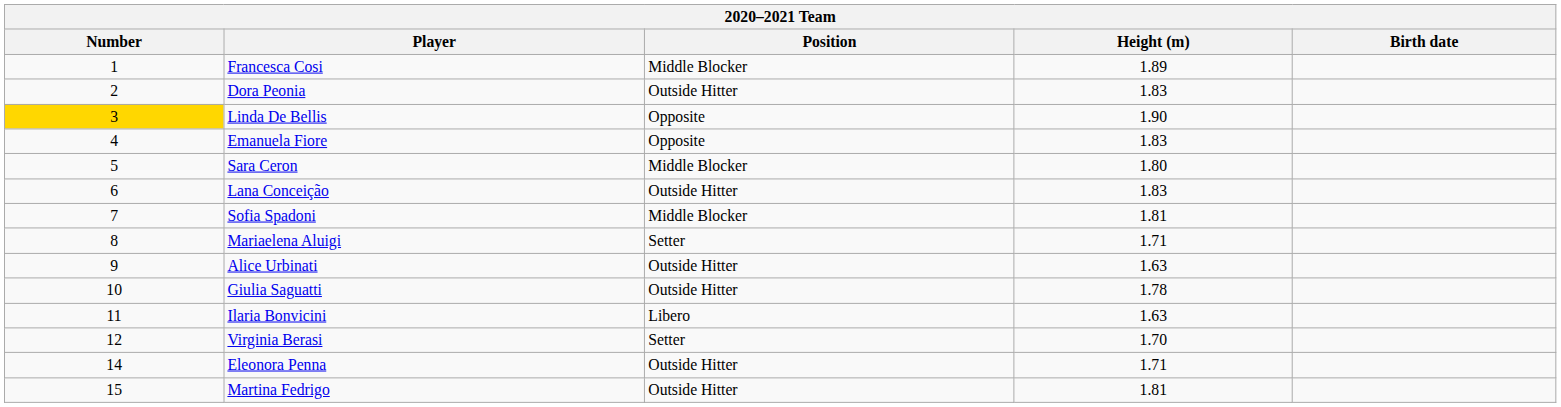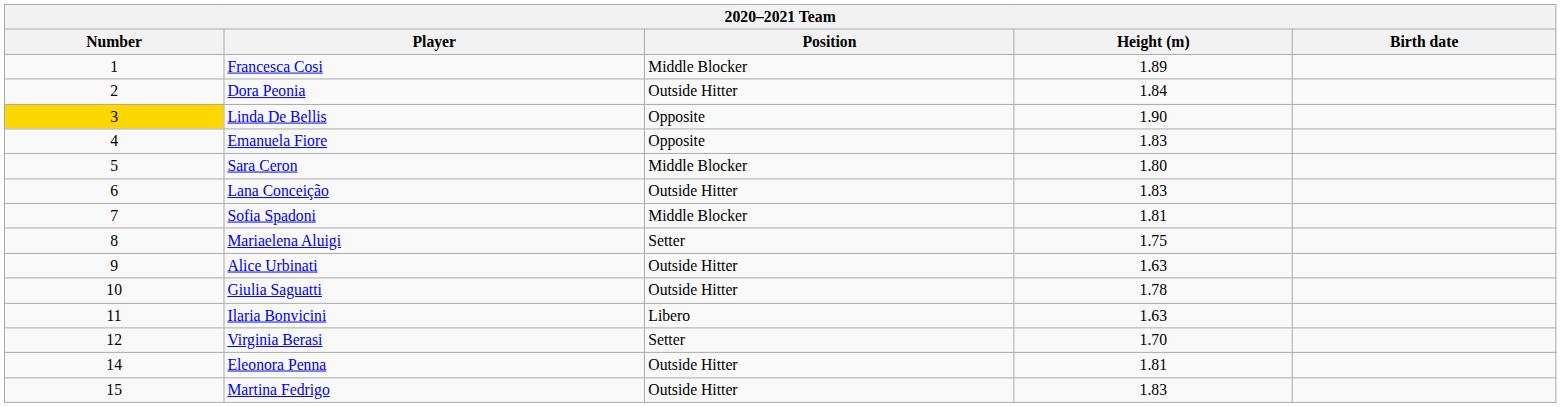(1153, 91) 1.83 -> (1153, 91) 1.84
(1153, 240) 1.71 -> (1153, 240) 1.75
(1153, 365) 1.71 -> (1153, 365) 1.81
(1153, 389) 1.81 -> (1153, 389) 1.83
